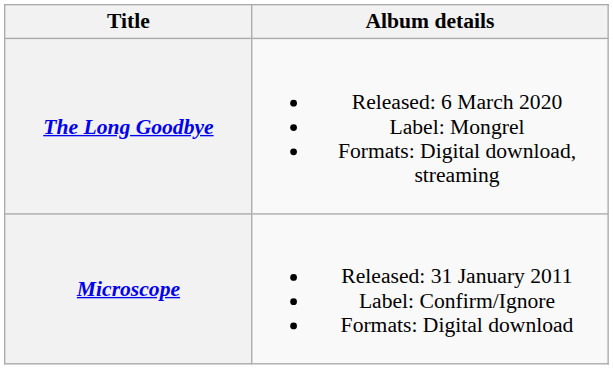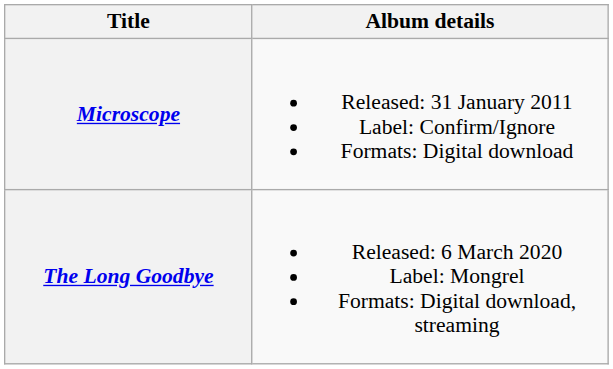rows swapped: (128, 288) <-> (128, 126)
